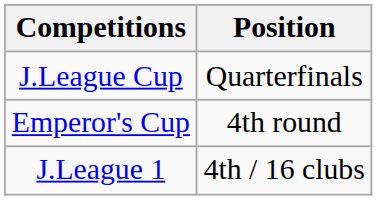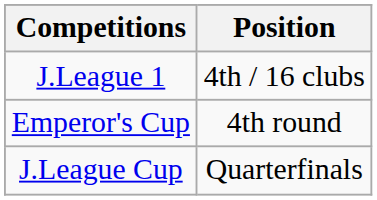rows swapped: (101, 169) <-> (101, 75)
